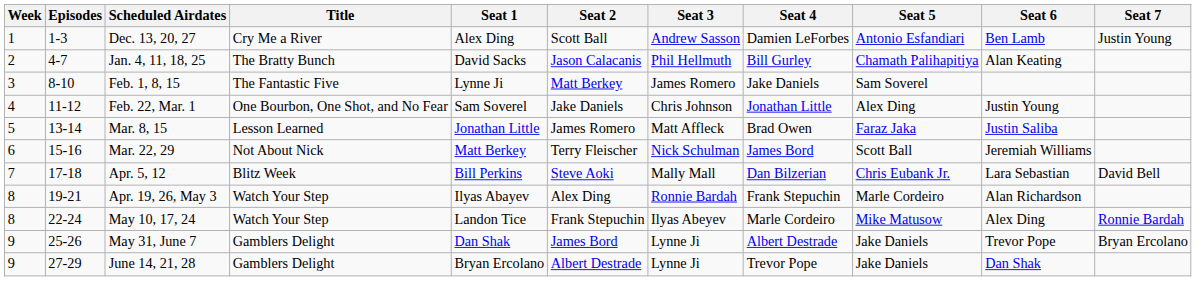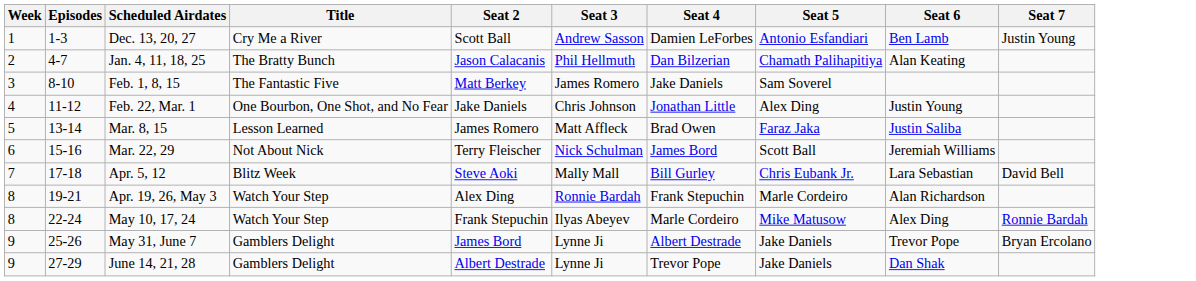- column: (499, 15)
(779, 60) Bill Gurley -> (690, 60) Dan Bilzerian
(786, 173) Dan Bilzerian -> (683, 173) Bill Gurley
